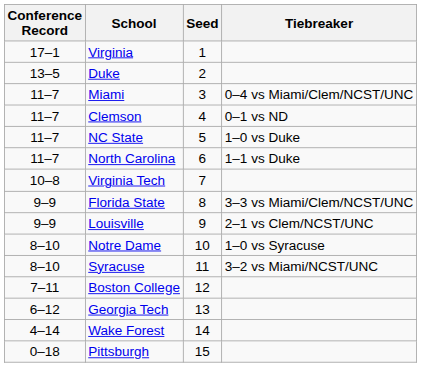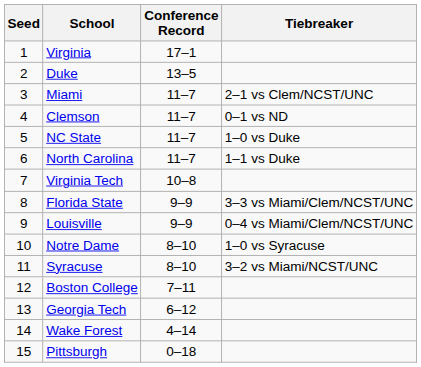columns swapped: (202, 23) <-> (45, 23)
(319, 95) 0–4 vs Miami/Clem/NCST/UNC -> (299, 95) 2–1 vs Clem/NCST/UNC
(299, 223) 2–1 vs Clem/NCST/UNC -> (319, 223) 0–4 vs Miami/Clem/NCST/UNC
